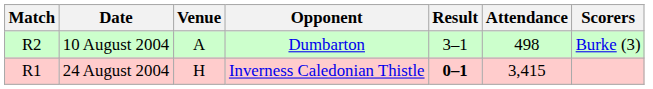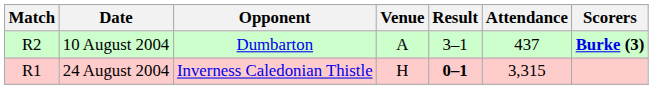columns swapped: (327, 17) <-> (199, 17)
(527, 44) 498 -> (527, 44) 437
(608, 44) normal -> (610, 44) bold
(527, 71) 3,415 -> (527, 71) 3,315
